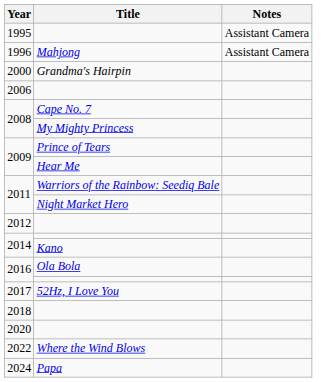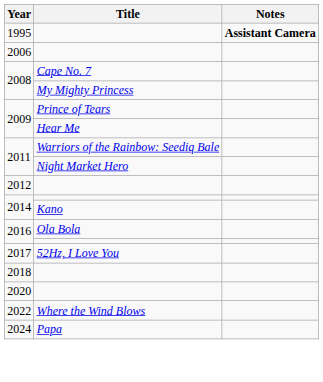(267, 33) normal -> (270, 33) bold
- row: (19, 52)
- row: (19, 71)
